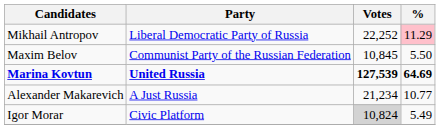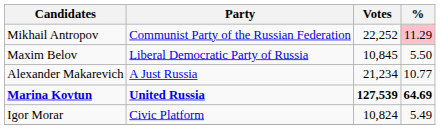(219, 34) Liberal Democratic Party of Russia -> (240, 34) Communist Party of the Russian Federation
(240, 54) Communist Party of the Russian Federation -> (219, 54) Liberal Democratic Party of Russia
rows swapped: (50, 74) <-> (65, 94)
(380, 114) lightgrey background -> (380, 114) no background
